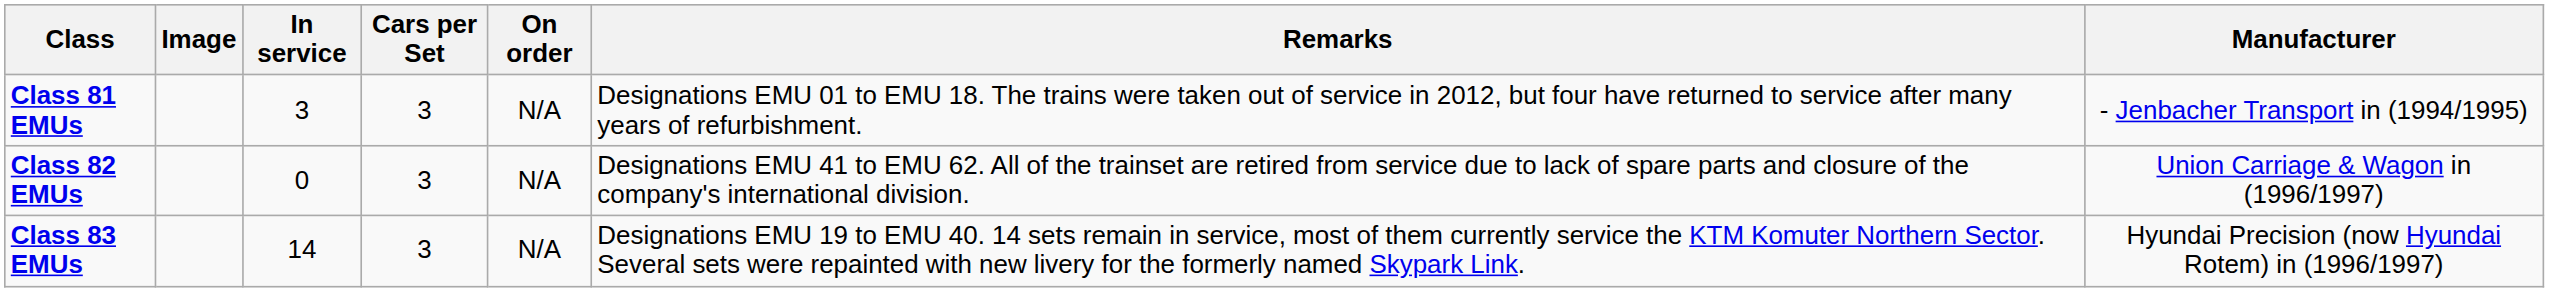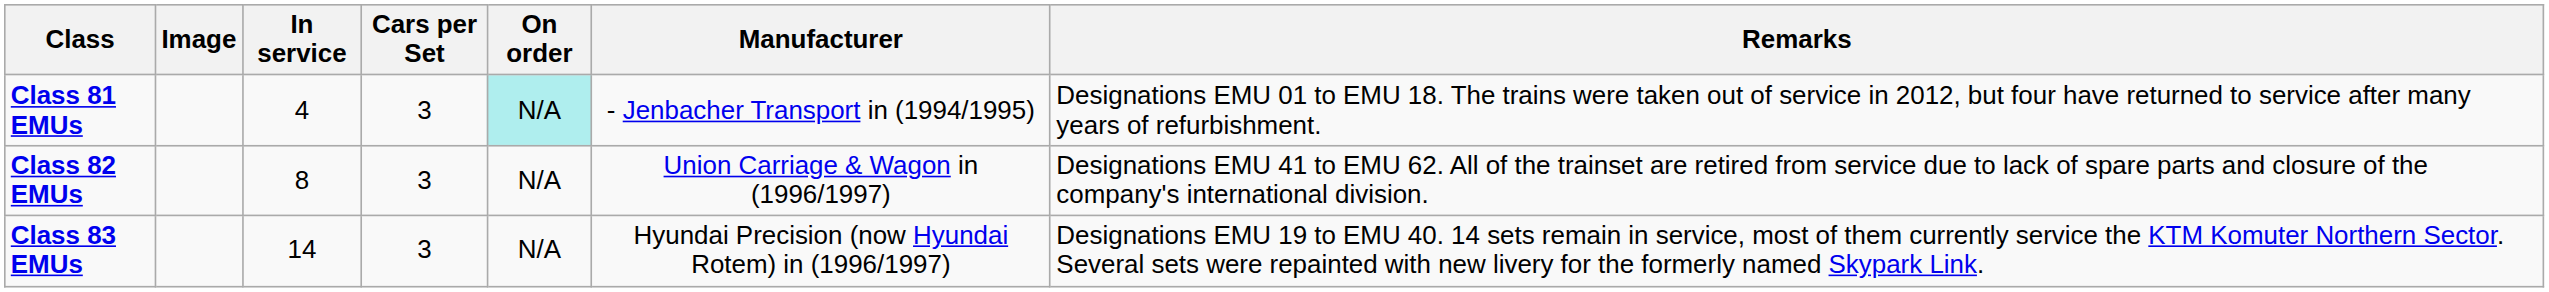columns swapped: (2314, 39) <-> (1338, 39)
(302, 109) 3 -> (302, 109) 4
(539, 109) no background -> (539, 109) paleturquoise background
(302, 180) 0 -> (302, 180) 8
